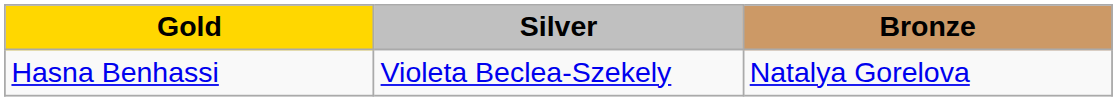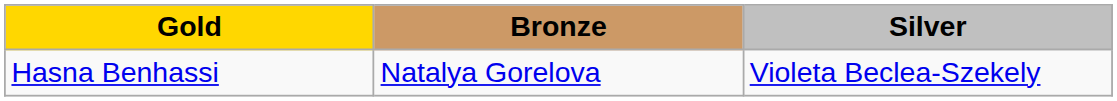columns swapped: (559, 27) <-> (928, 27)
